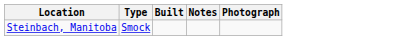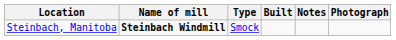+ column: (173, 12)
